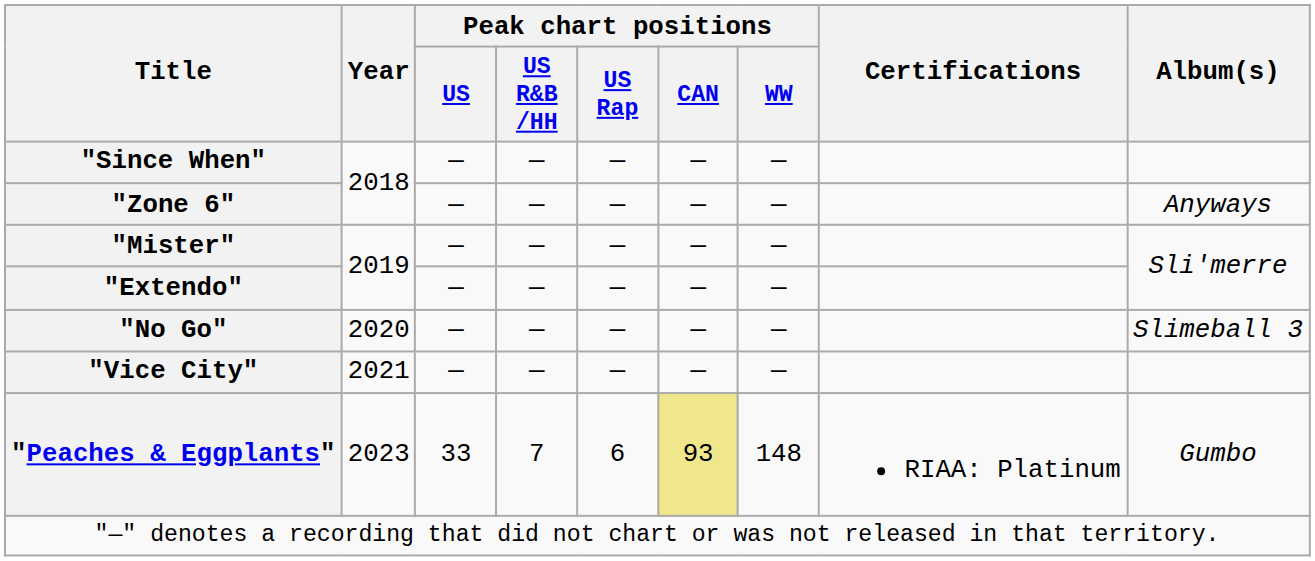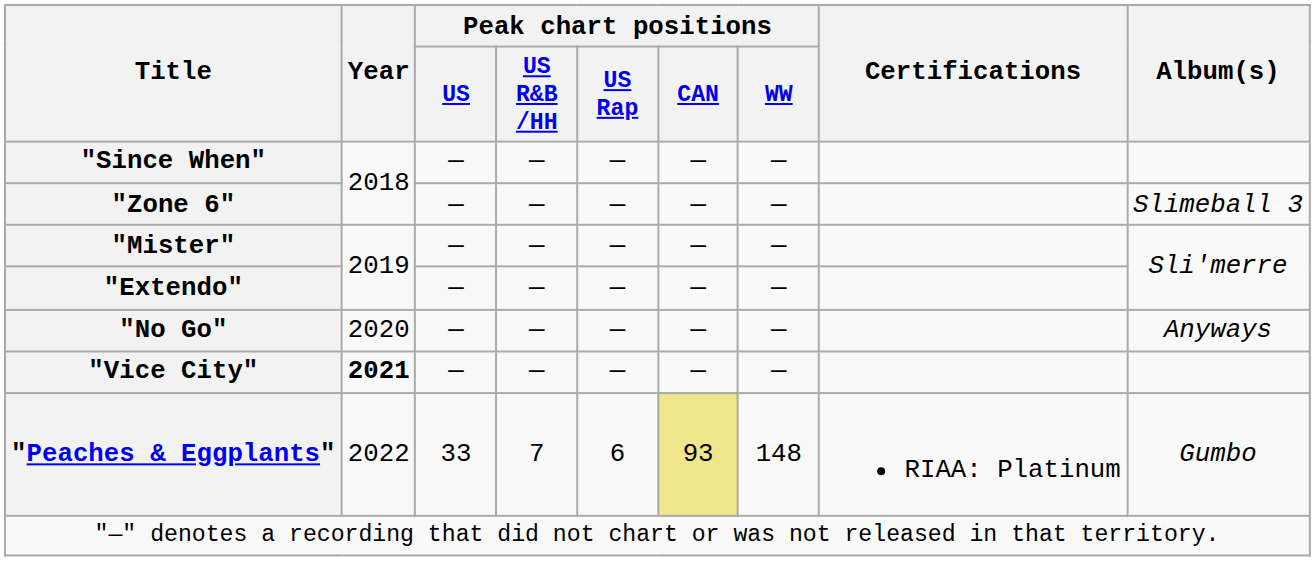(1218, 204) Anyways -> (1218, 204) Slimeball 3
(1218, 330) Slimeball 3 -> (1218, 330) Anyways
(379, 372) normal -> (379, 372) bold
(379, 455) 2023 -> (379, 455) 2022
